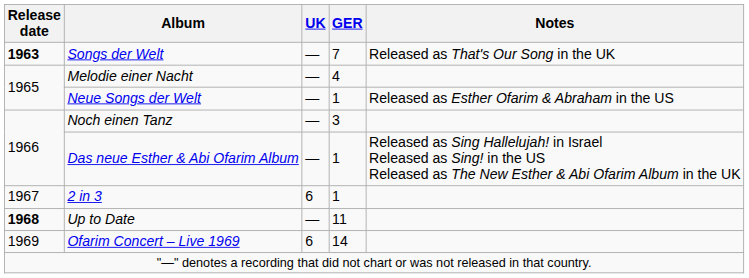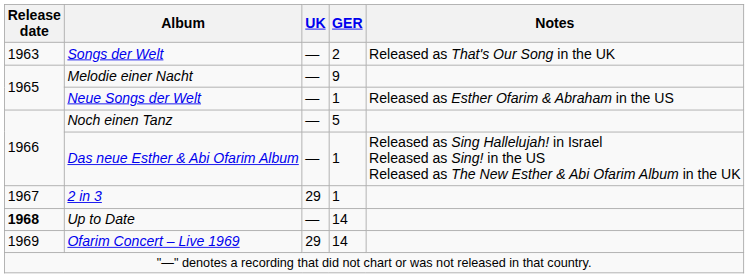(23, 53) bold -> (23, 53) normal
(336, 53) 7 -> (336, 53) 2
(336, 76) 4 -> (336, 76) 9
(336, 120) 3 -> (336, 120) 5
(309, 197) 6 -> (313, 197) 29
(339, 219) 11 -> (340, 219) 14
(309, 241) 6 -> (313, 241) 29
